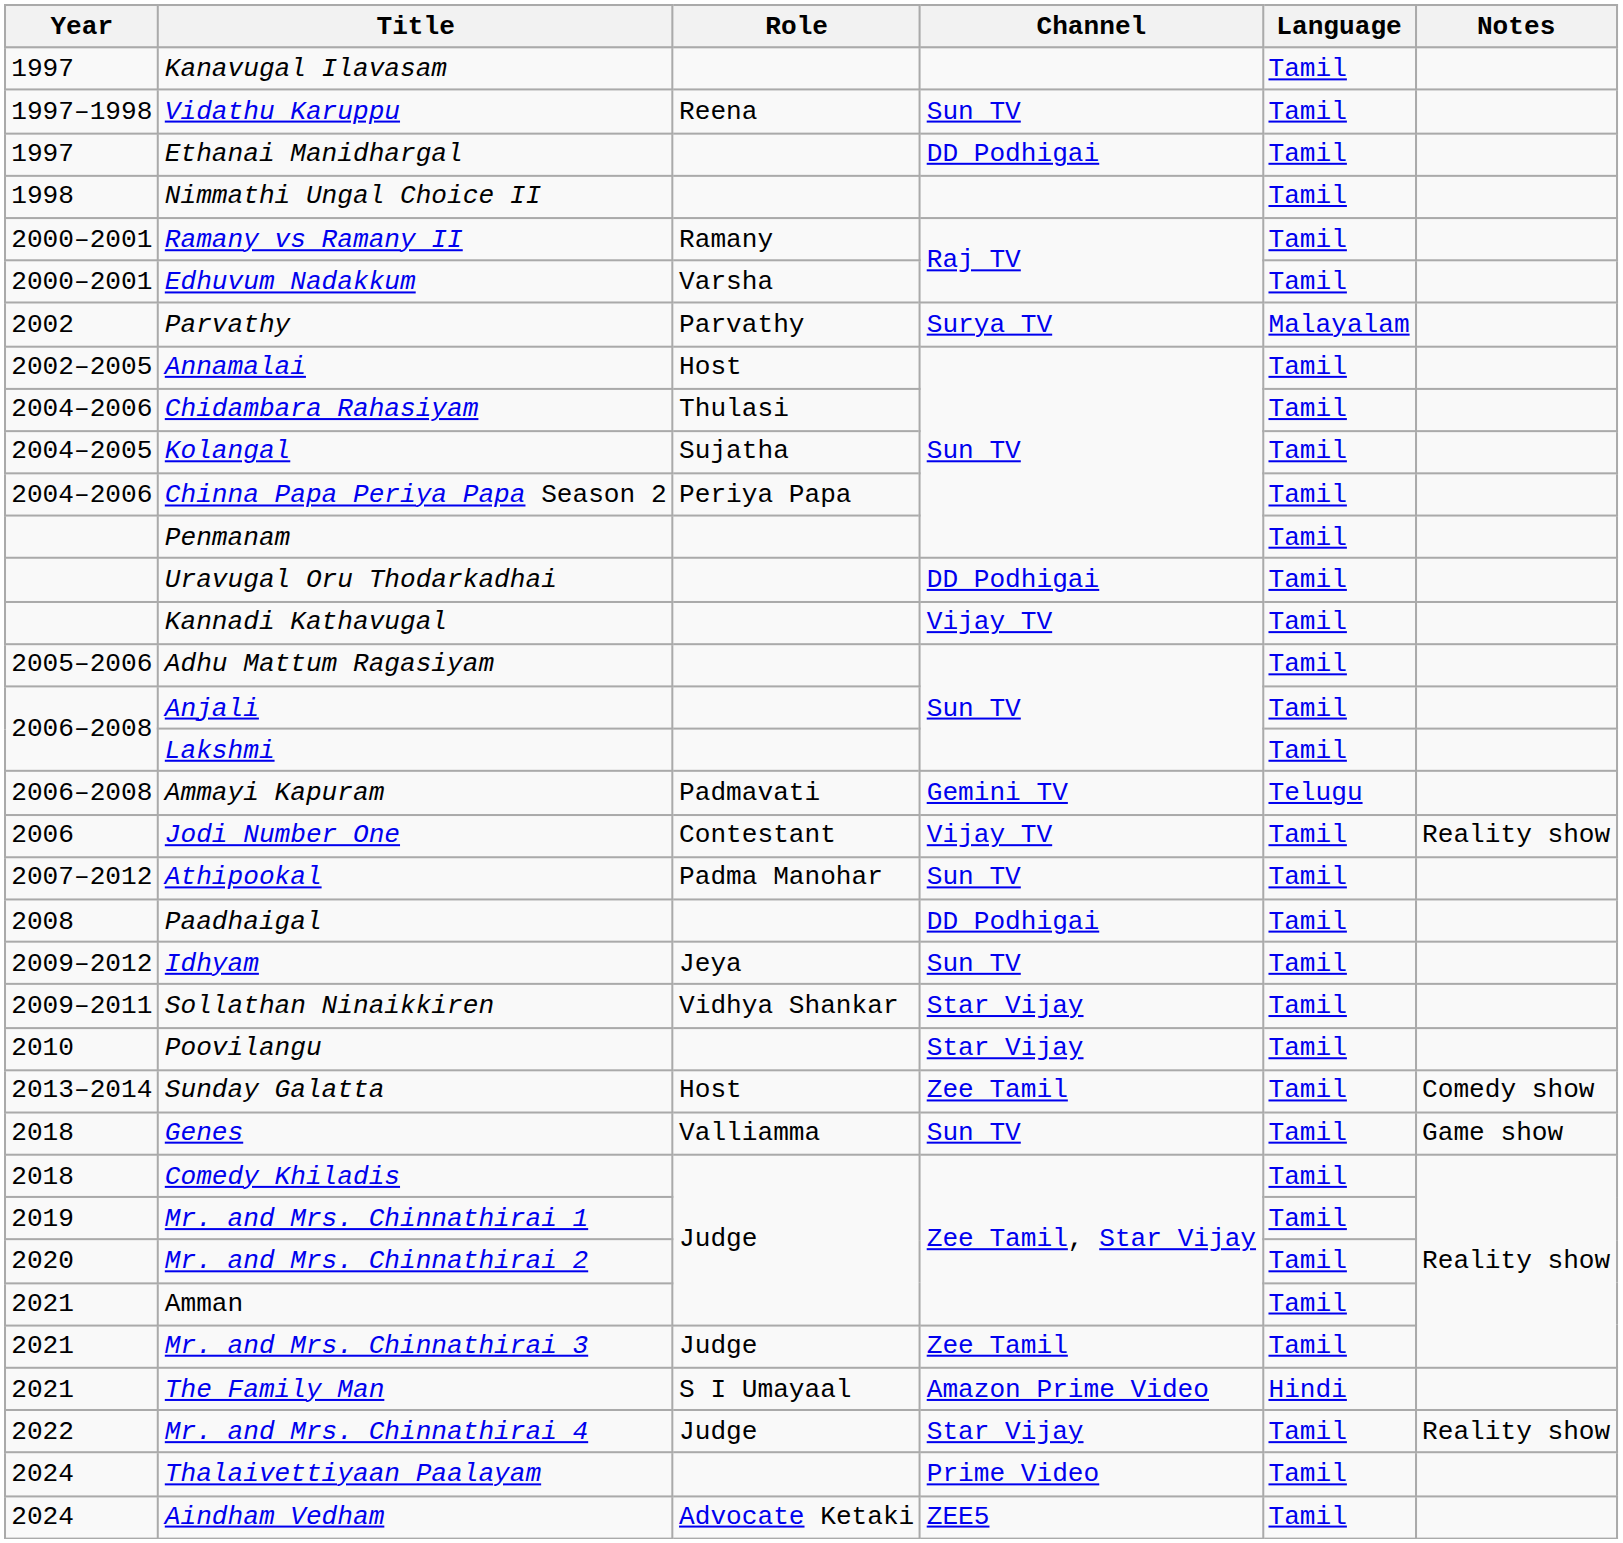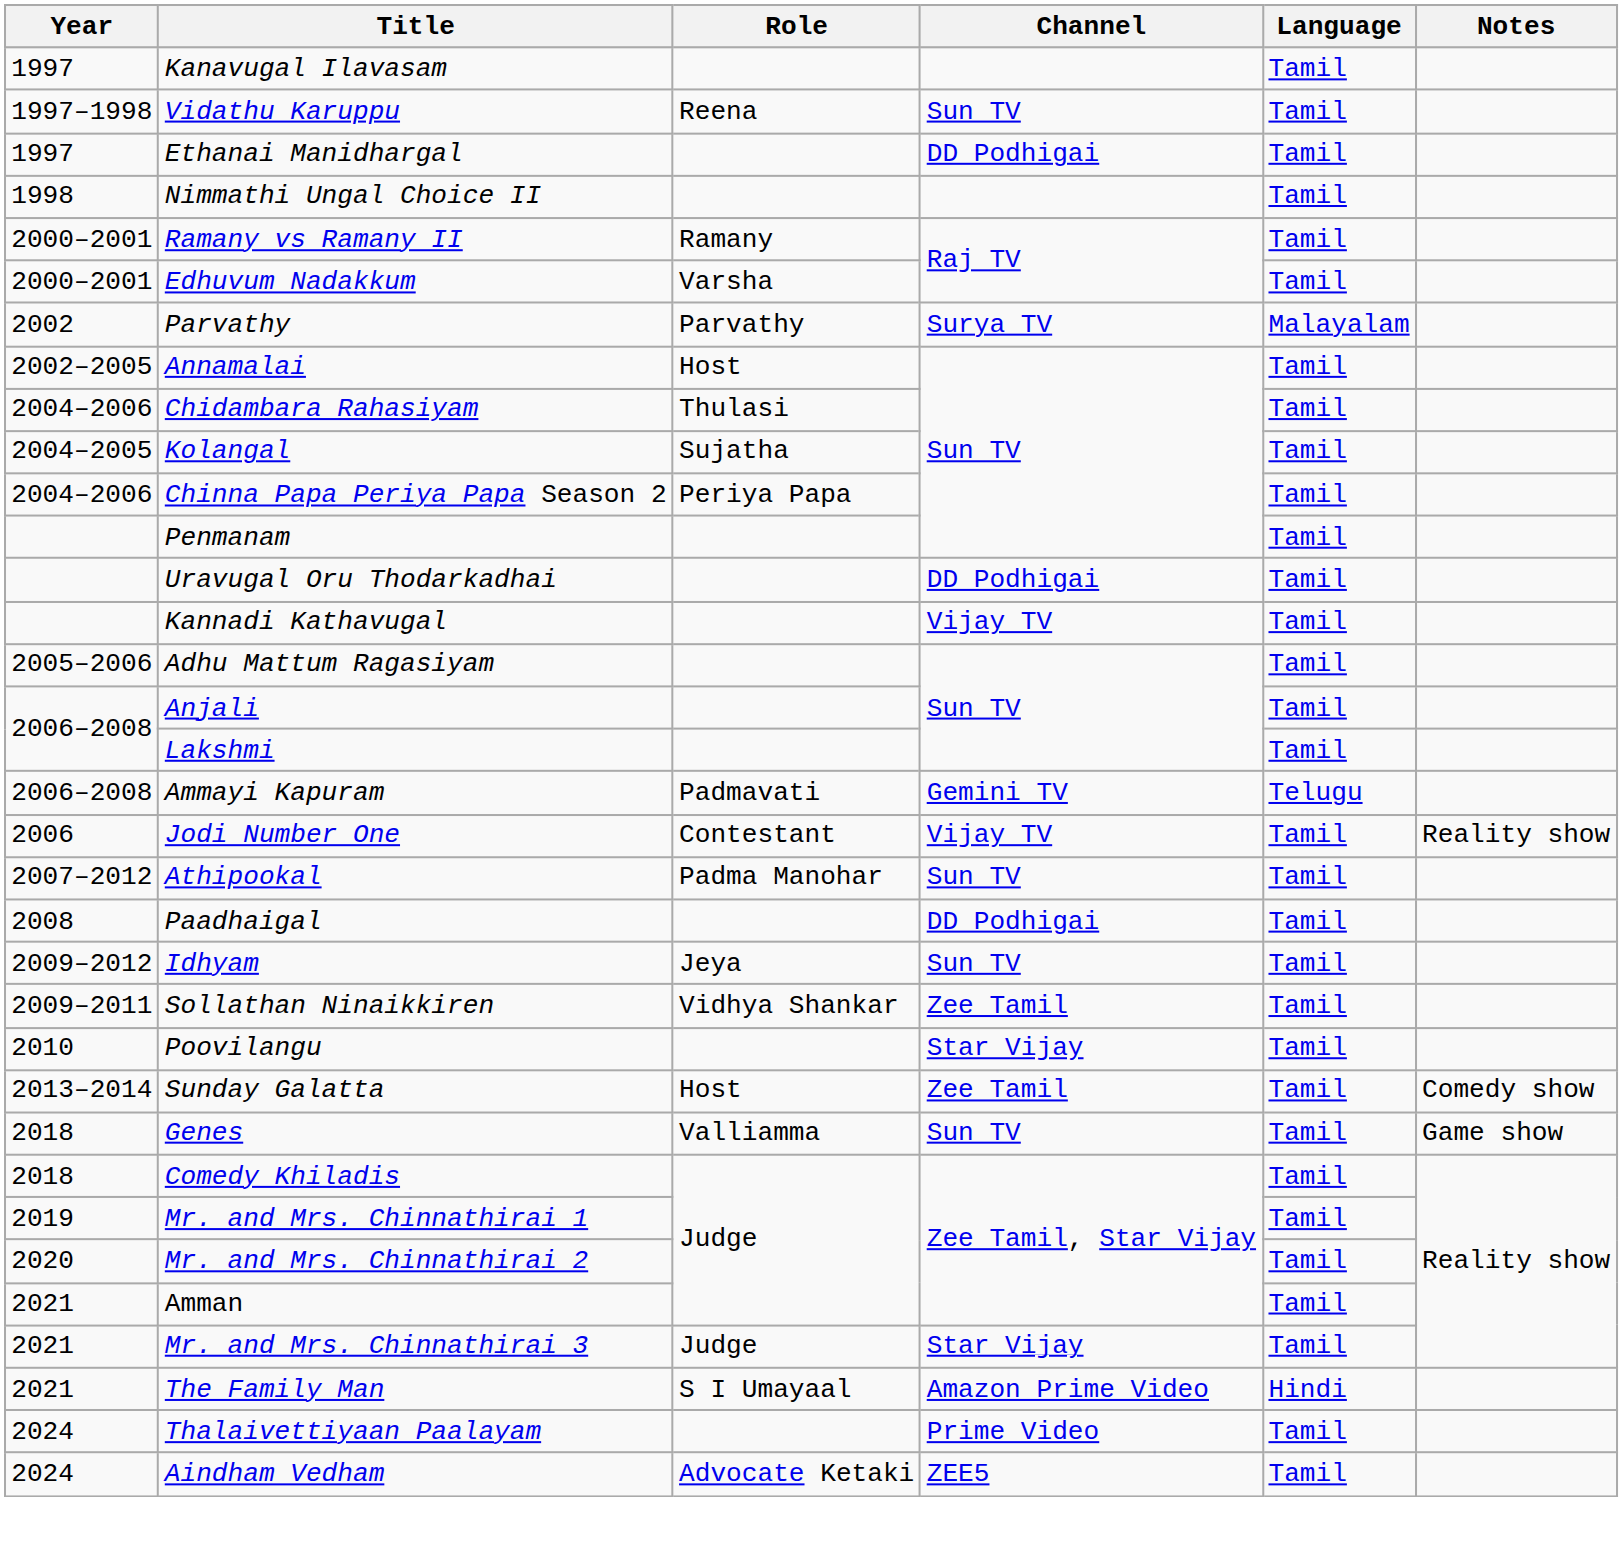(1005, 1006) Star Vijay -> (997, 1006) Zee Tamil
(997, 1346) Zee Tamil -> (1005, 1346) Star Vijay
- row: (376, 1432)
